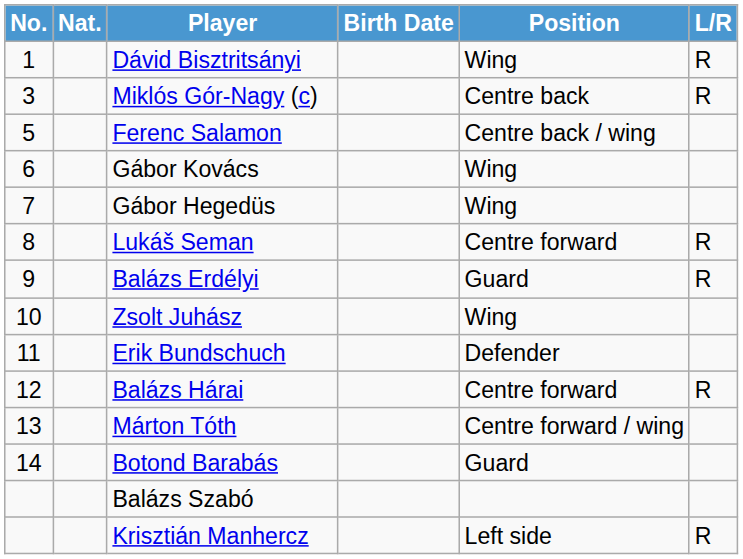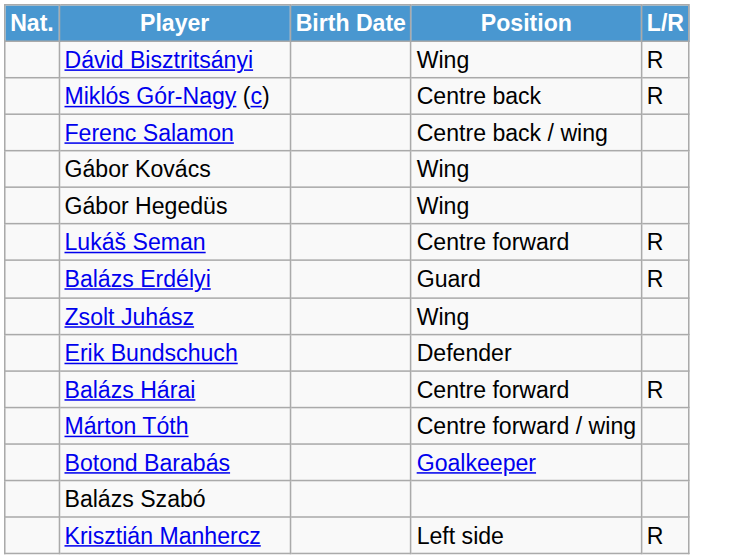- column: (29, 23)
(497, 462) Guard -> (476, 462) Goalkeeper
